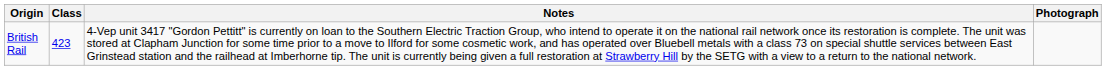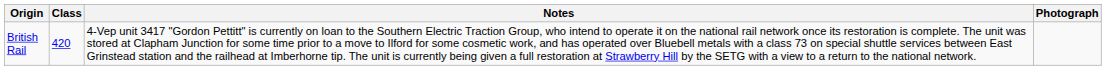(61, 43) 423 -> (61, 43) 420
